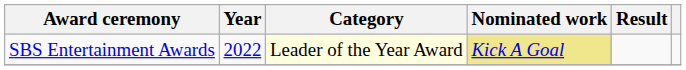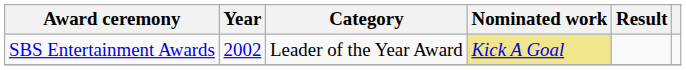(242, 49) 2022 -> (242, 49) 2002
(366, 49) lightyellow background -> (366, 49) no background
